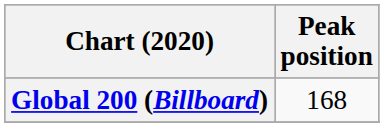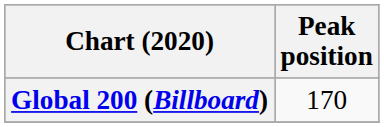(327, 99) 168 -> (327, 99) 170
